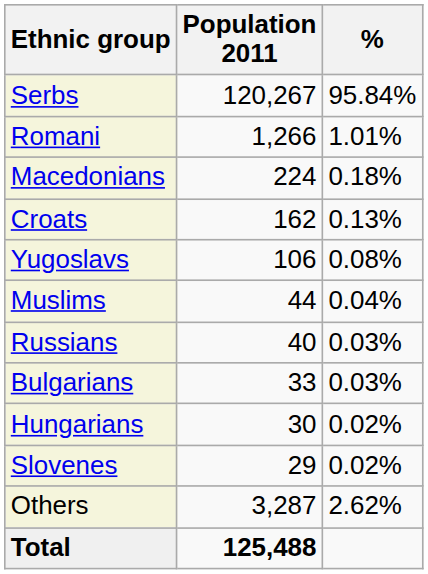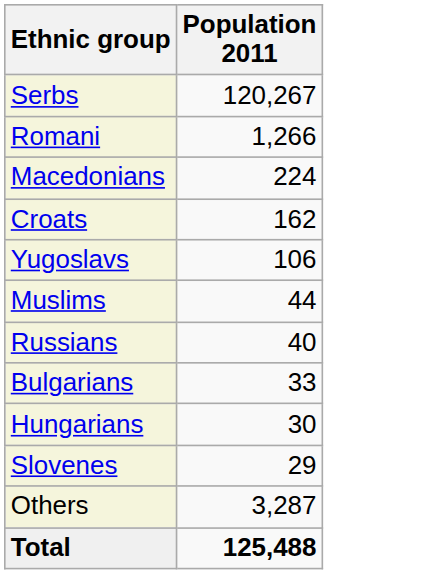- column: (372, 39)
